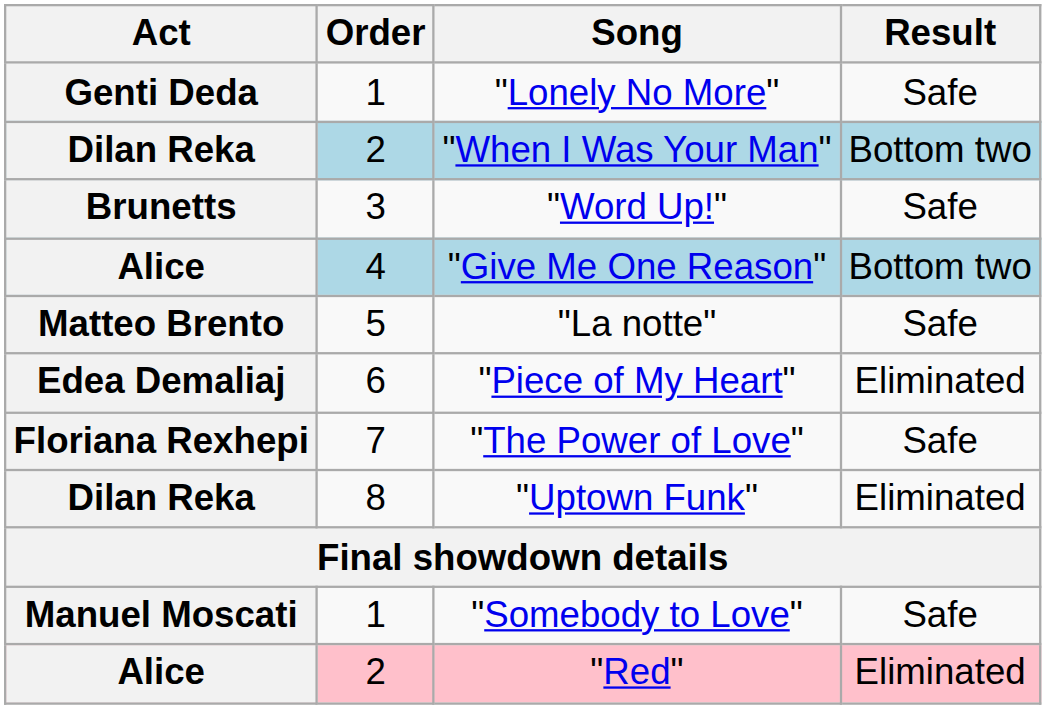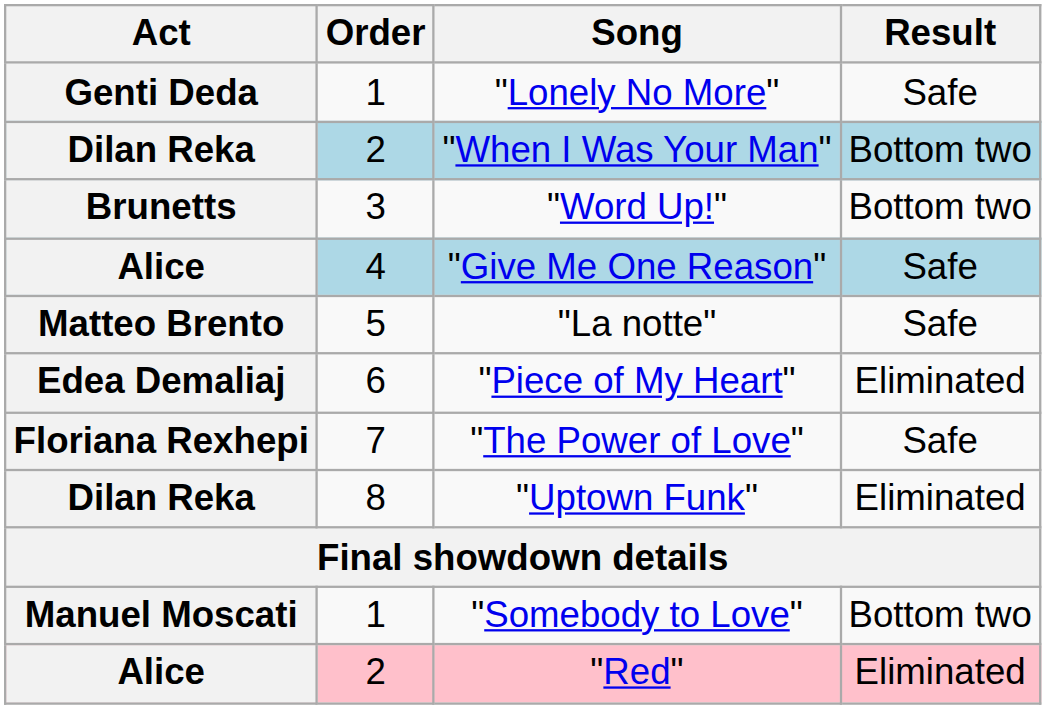(940, 207) Safe -> (940, 207) Bottom two
(940, 265) Bottom two -> (940, 265) Safe
(940, 614) Safe -> (940, 614) Bottom two
